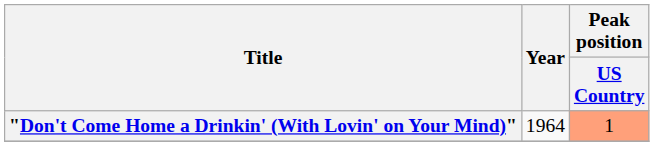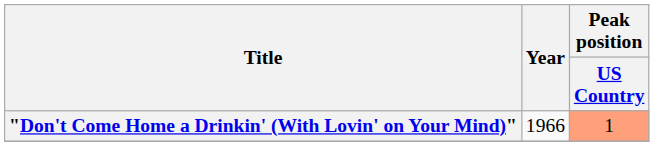(545, 125) 1964 -> (545, 125) 1966
